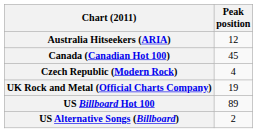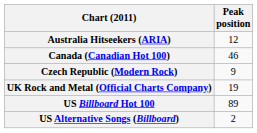(233, 55) 45 -> (233, 55) 46
(233, 71) 4 -> (233, 71) 9
